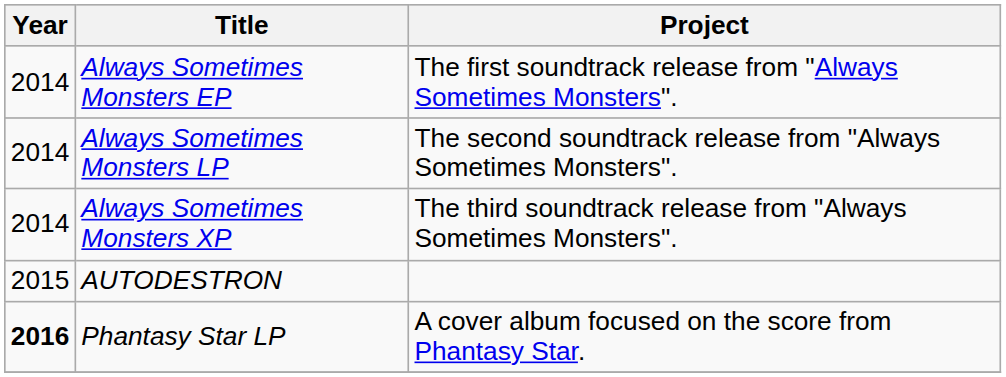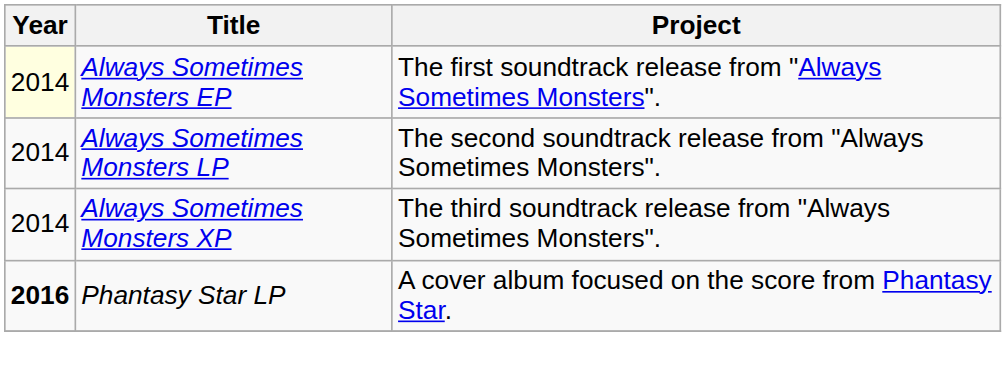(40, 81) no background -> (40, 81) lightyellow background
- row: (182, 280)
